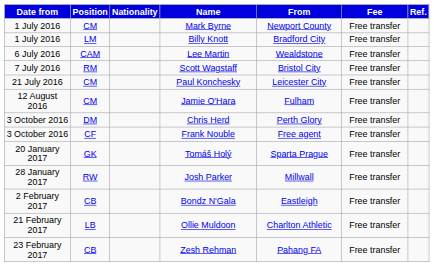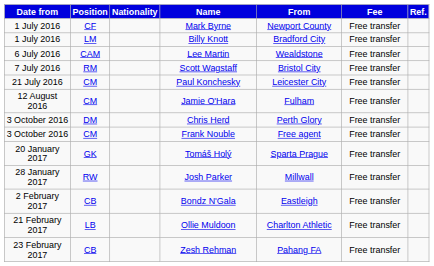(90, 26) CM -> (90, 26) CF
(90, 135) CF -> (90, 135) CM
